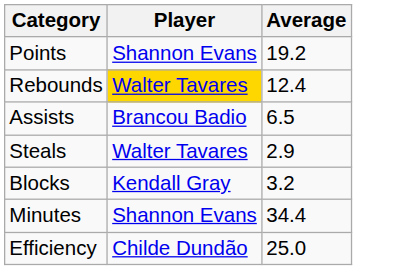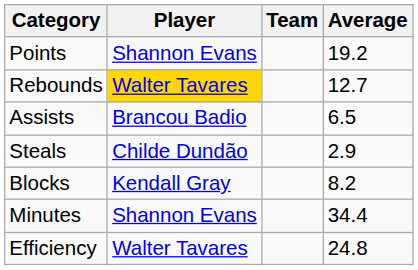+ column: (292, 20)
(286, 85) 12.4 -> (348, 85) 12.7
(180, 150) Walter Tavares -> (180, 150) Childe Dundão
(280, 183) 3.2 -> (342, 183) 8.2
(180, 248) Childe Dundão -> (180, 248) Walter Tavares
(286, 248) 25.0 -> (348, 248) 24.8
